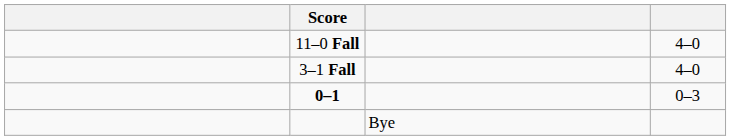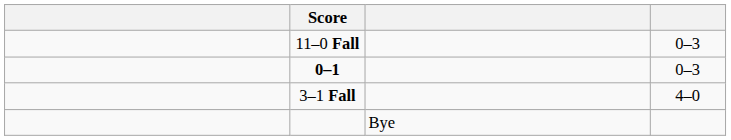(688, 43) 4–0 -> (688, 43) 0–3
rows swapped: (327, 95) <-> (327, 69)
